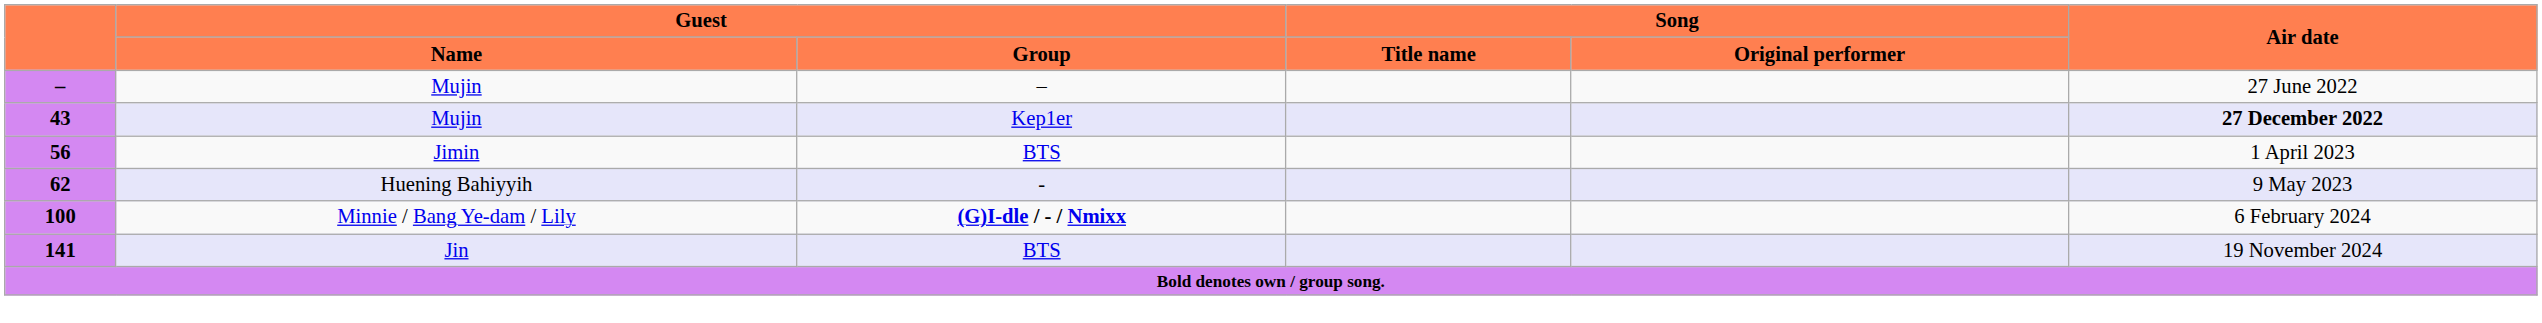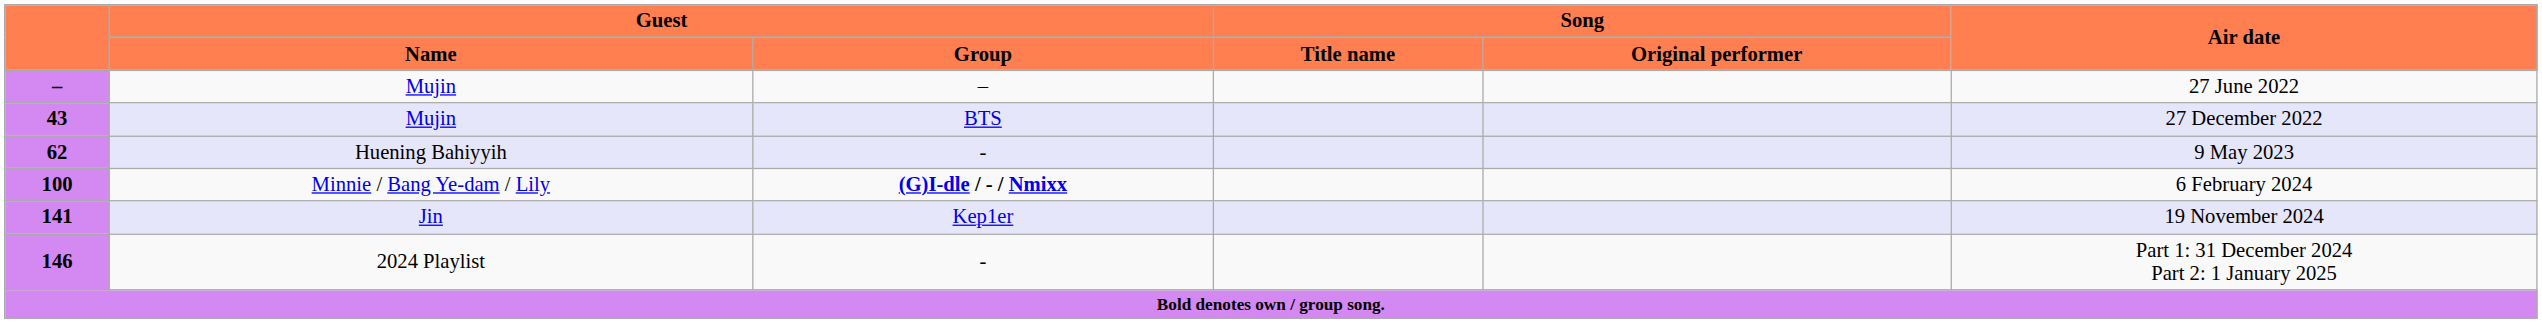(1042, 119) Kep1er -> (983, 119) BTS
(2303, 119) bold -> (2244, 119) normal
- row: (60, 151)
(1042, 250) BTS -> (983, 217) Kep1er
+ row: (57, 261)
